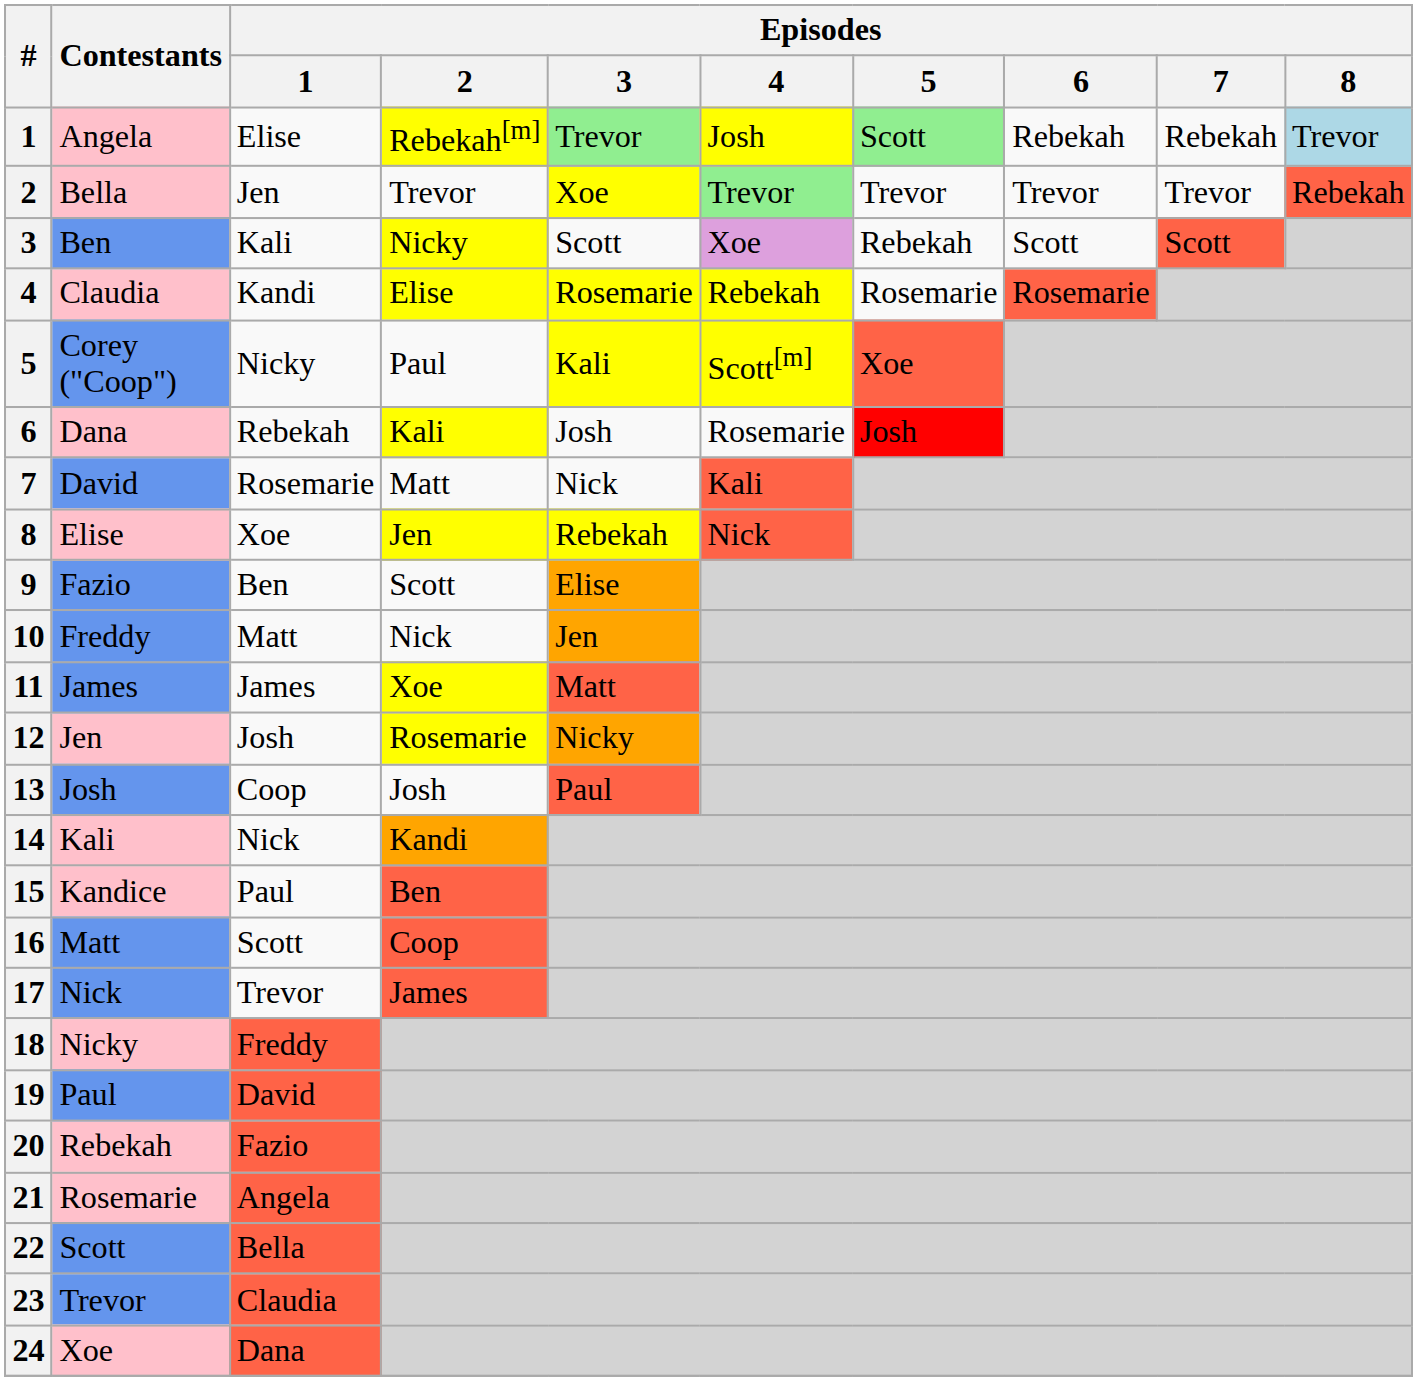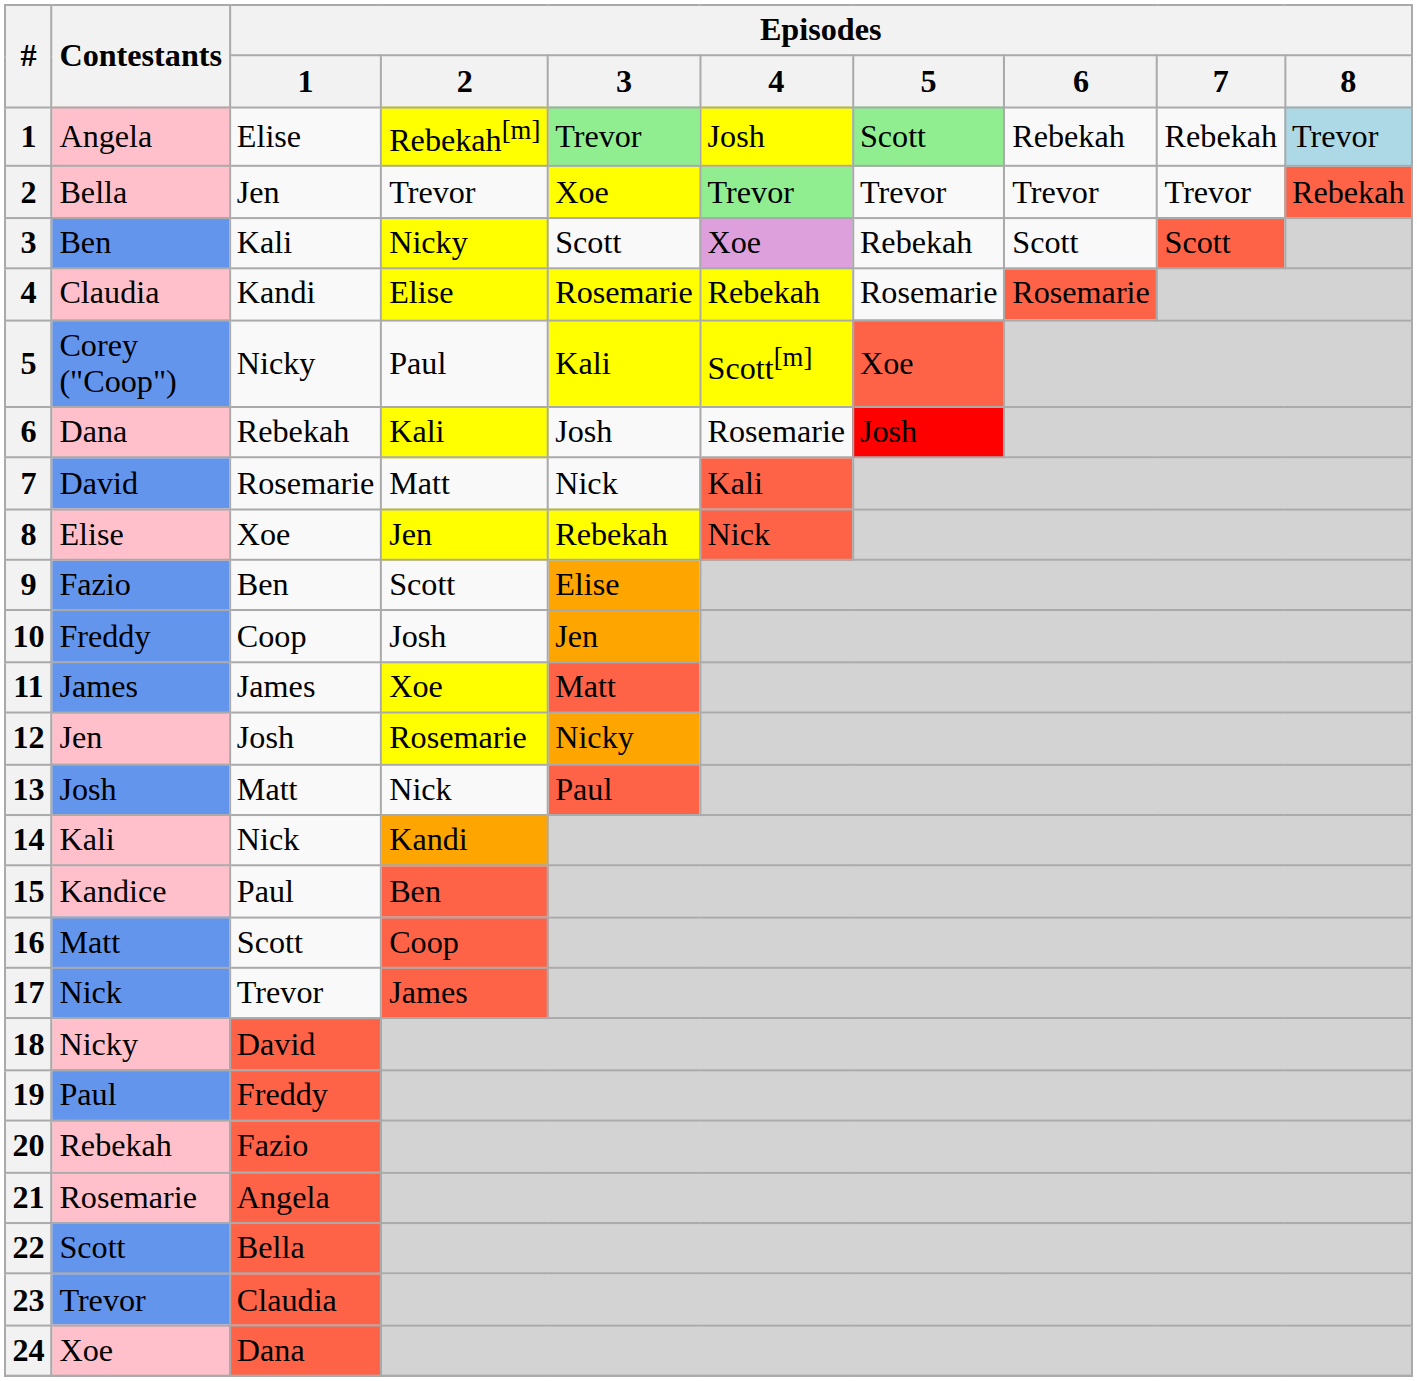(267, 635) Matt -> (272, 635) Coop
(420, 635) Nick -> (418, 635) Josh
(272, 788) Coop -> (267, 788) Matt
(418, 788) Josh -> (420, 788) Nick
(282, 1043) Freddy -> (276, 1043) David
(276, 1094) David -> (282, 1094) Freddy
